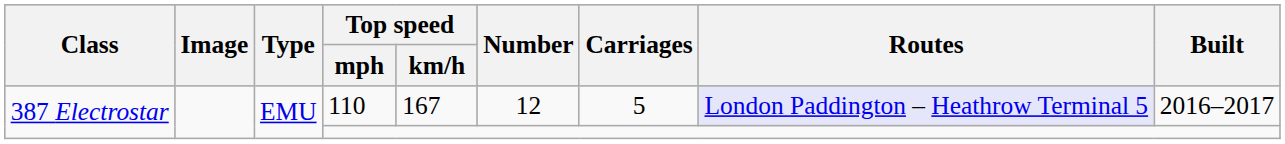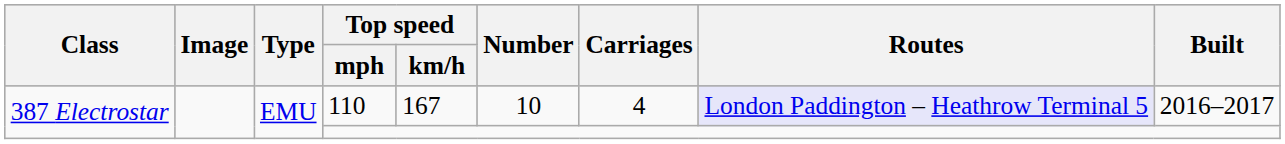(528, 105) 12 -> (528, 105) 10
(639, 105) 5 -> (639, 105) 4
